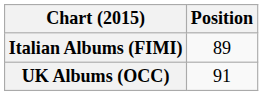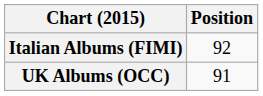(222, 47) 89 -> (222, 47) 92
